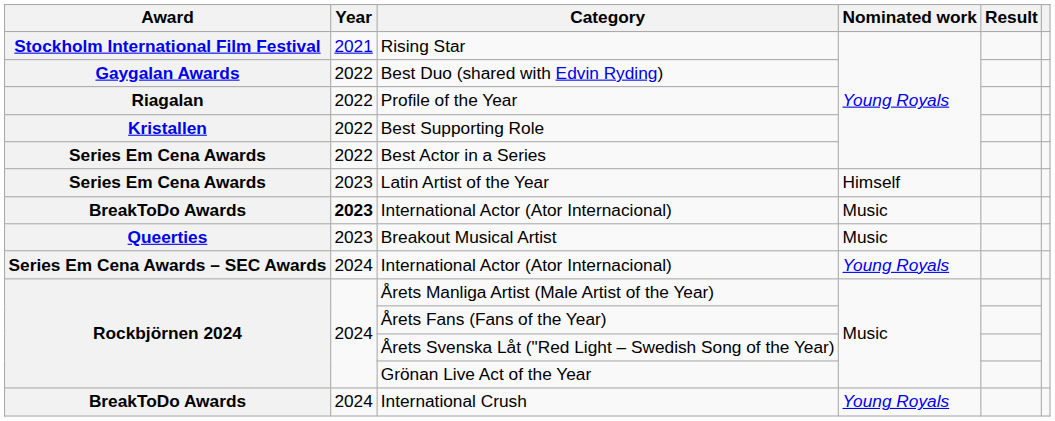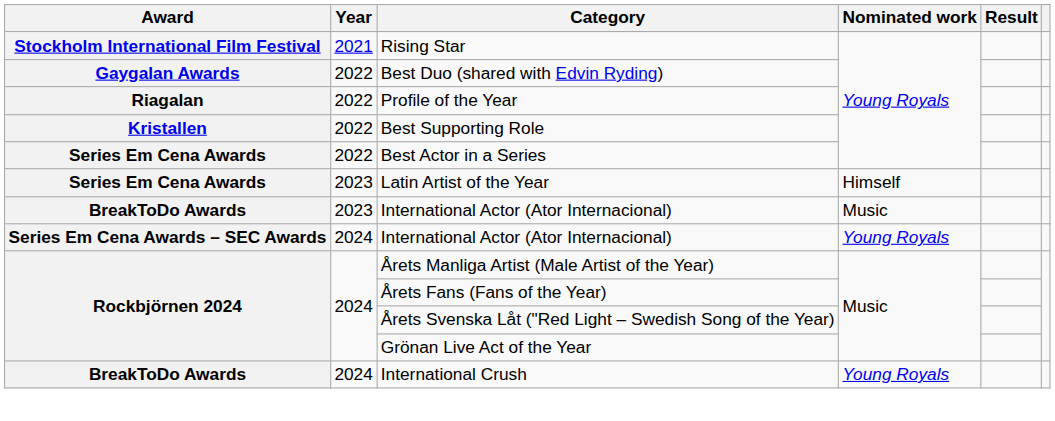(354, 210) bold -> (354, 210) normal
- row: (167, 237)
